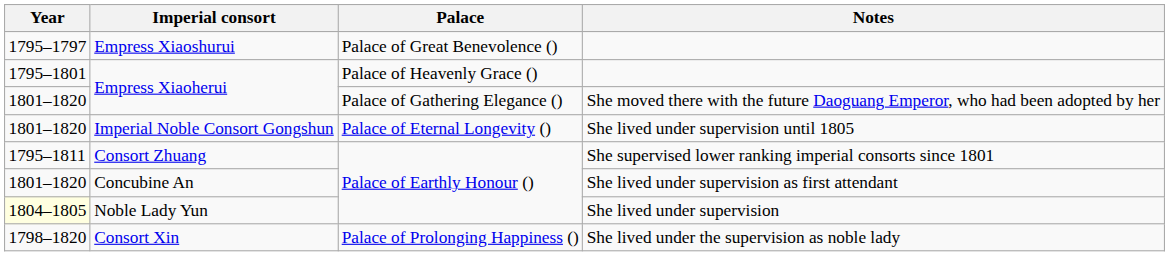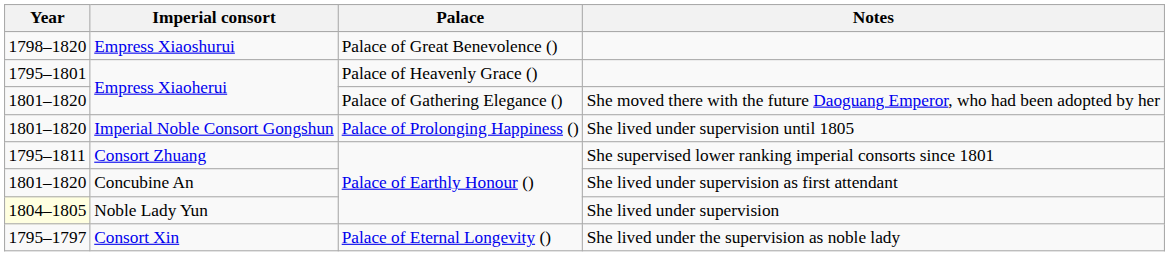(47, 45) 1795–1797 -> (47, 45) 1798–1820
(446, 127) Palace of Eternal Longevity () -> (460, 127) Palace of Prolonging Happiness ()
(47, 237) 1798–1820 -> (47, 237) 1795–1797
(460, 237) Palace of Prolonging Happiness () -> (446, 237) Palace of Eternal Longevity ()
